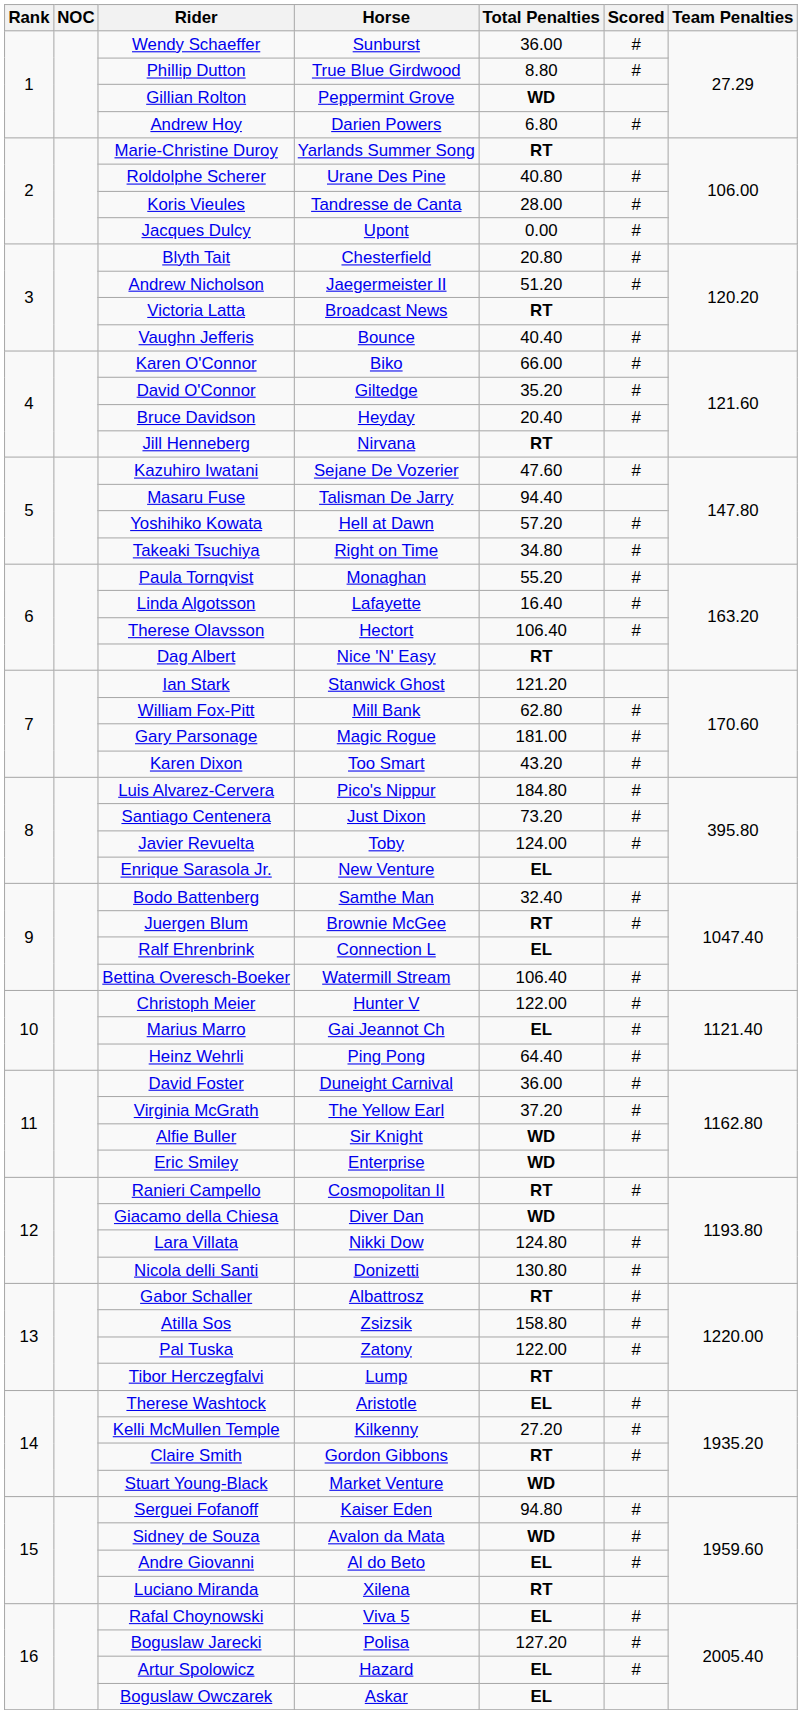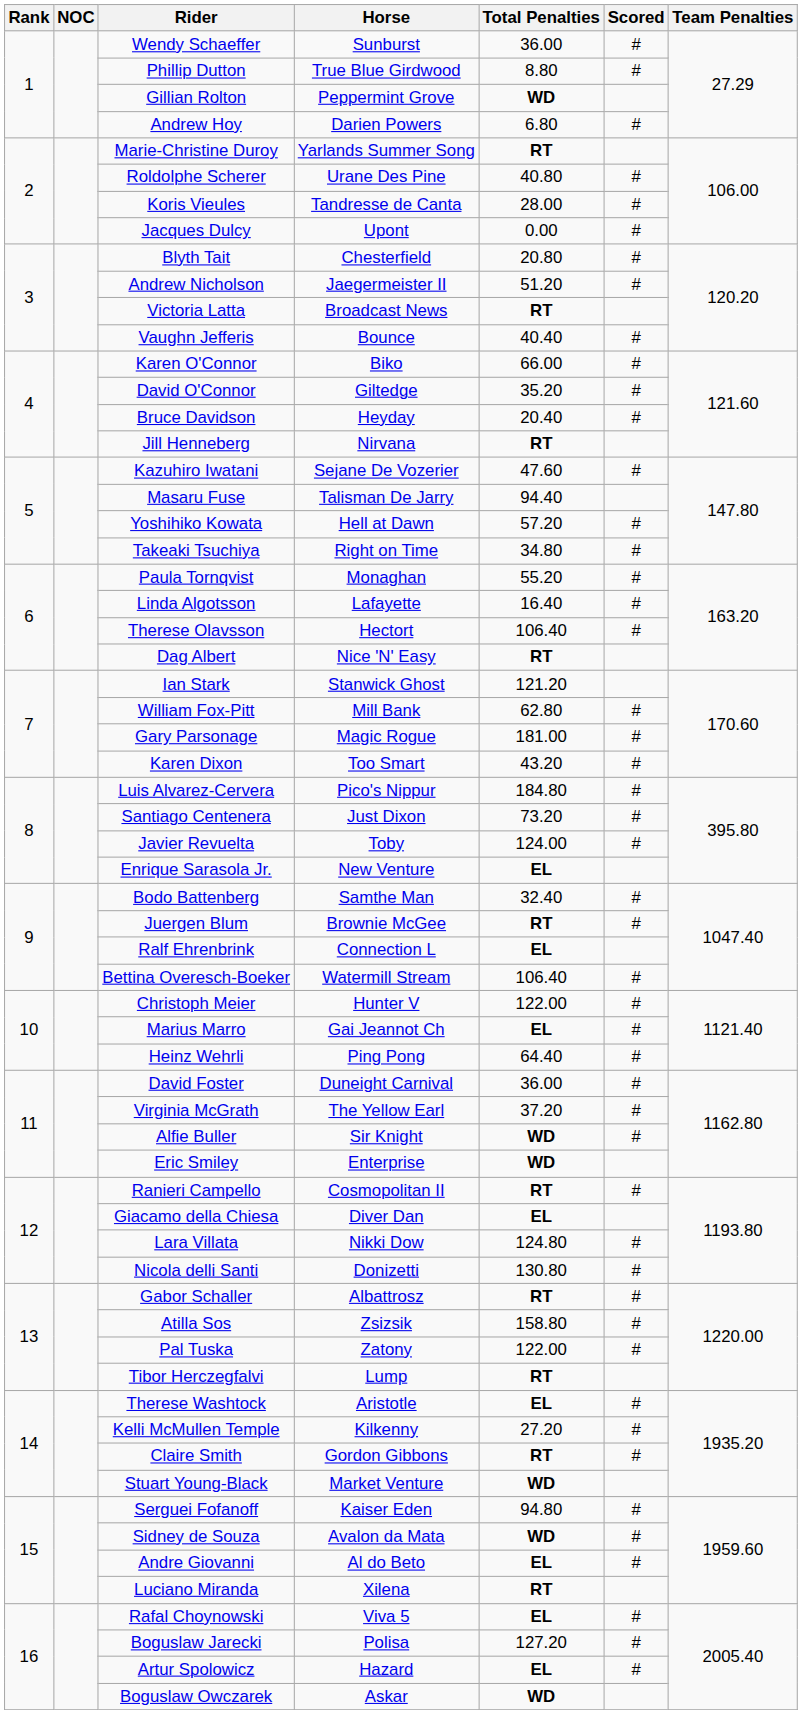(541, 1216) WD -> (541, 1216) EL
(541, 1696) EL -> (541, 1696) WD
